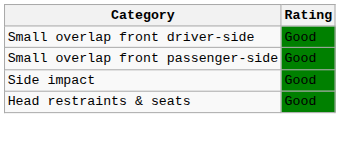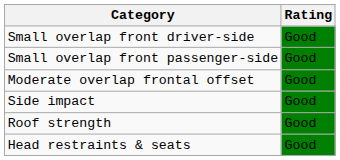+ row: (131, 80)
+ row: (59, 123)
